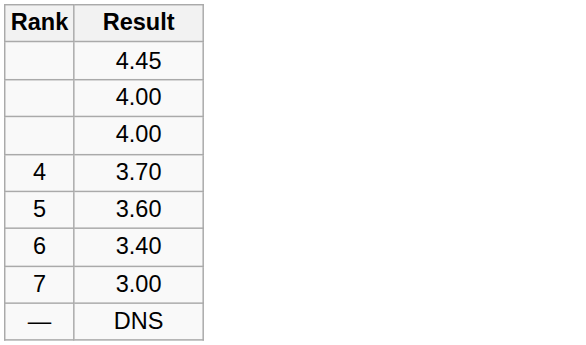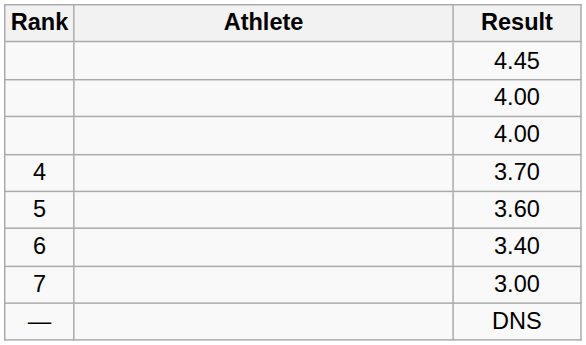+ column: (264, 23)
